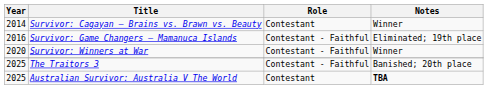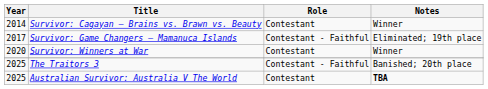(16, 38) 2016 -> (16, 38) 2017
(317, 51) Contestant - Faithful -> (290, 51) Contestant
